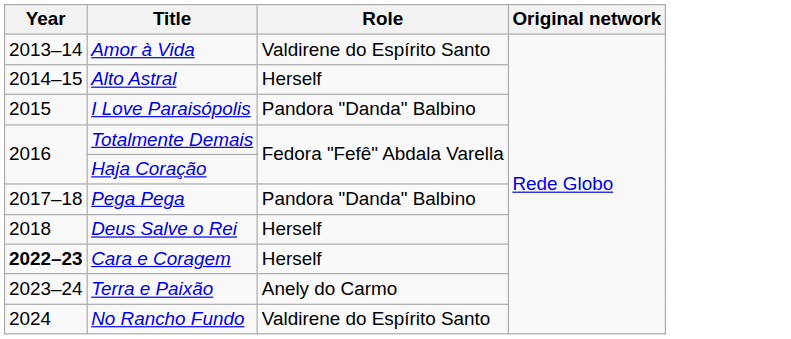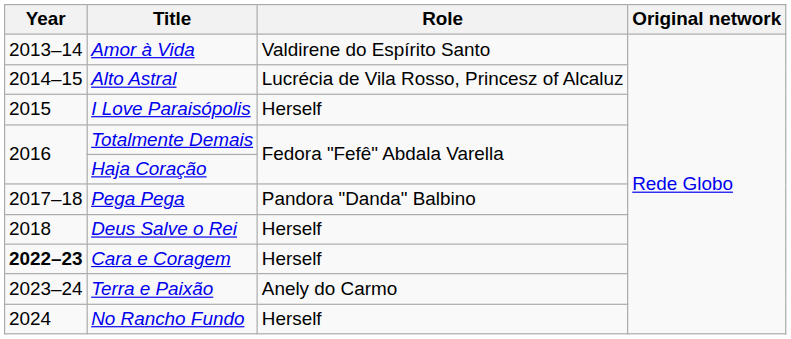(292, 79) Herself -> (443, 79) Lucrécia de Vila Rosso, Princesz of Alcaluz
(369, 109) Pandora "Danda" Balbino -> (292, 109) Herself
(376, 318) Valdirene do Espírito Santo -> (292, 318) Herself
